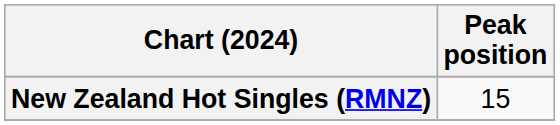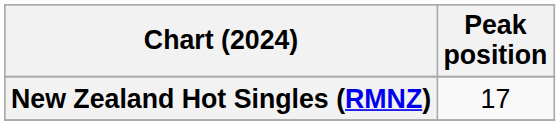(495, 98) 15 -> (495, 98) 17
